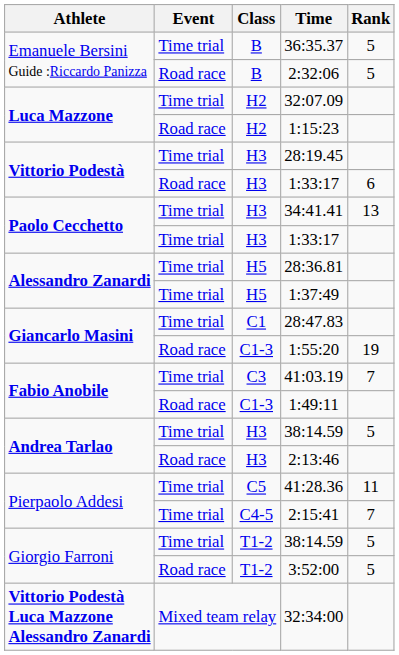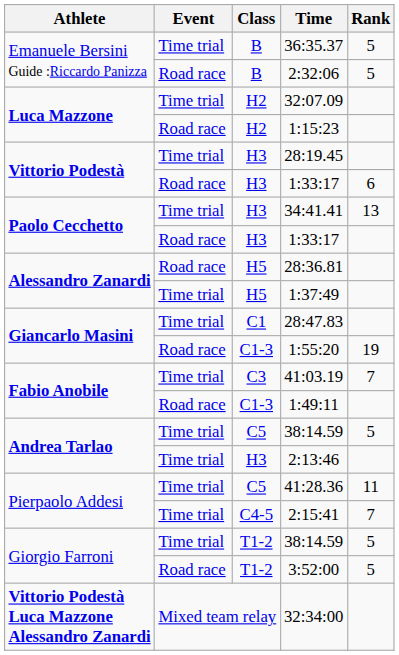(191, 239) Time trial -> (192, 239) Road race
(191, 266) Time trial -> (192, 266) Road race
(256, 432) H3 -> (256, 432) C5
(192, 459) Road race -> (191, 459) Time trial
